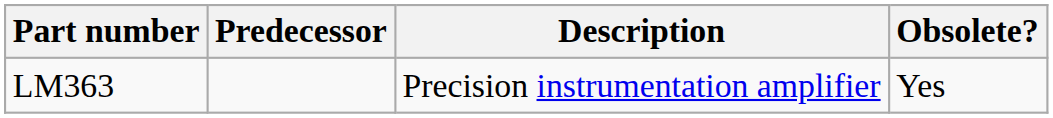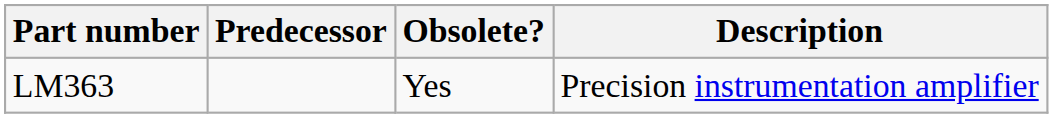columns swapped: (967, 31) <-> (642, 31)
